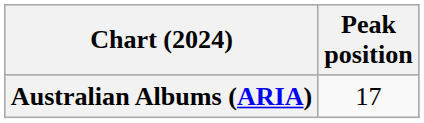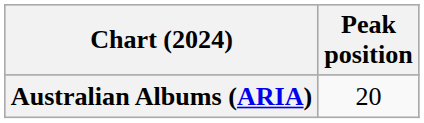(368, 95) 17 -> (368, 95) 20
